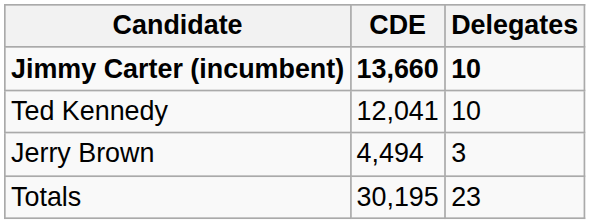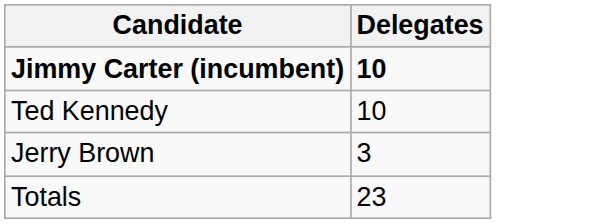- column: (398, 25)
